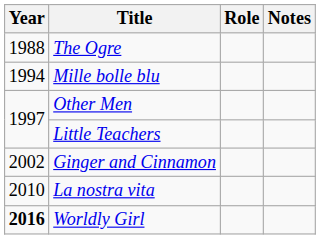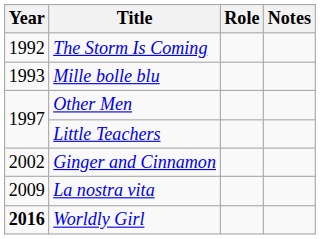- row: (87, 47)
+ row: (130, 47)
(27, 76) 1994 -> (27, 76) 1993
(27, 190) 2010 -> (27, 190) 2009
